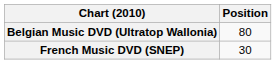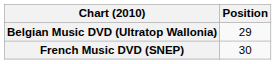(245, 31) 80 -> (245, 31) 29
